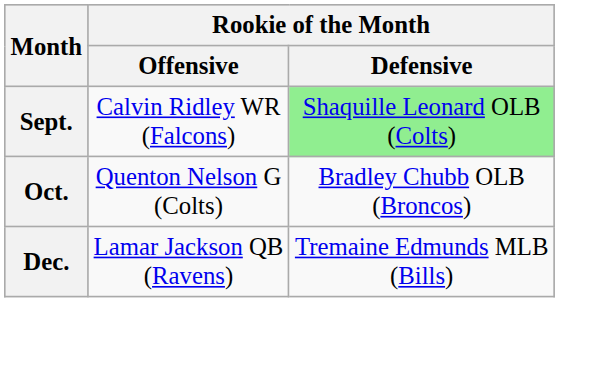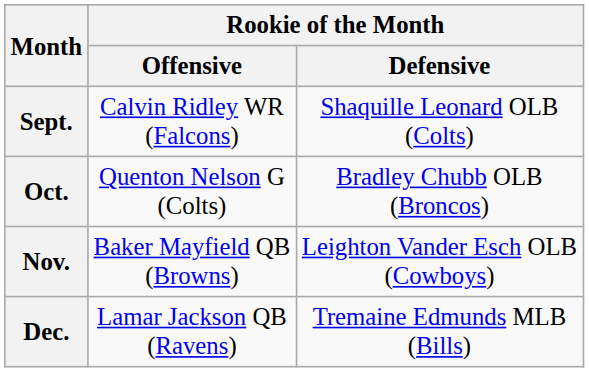(422, 121) lightgreen background -> (439, 121) no background
+ row: (46, 261)
